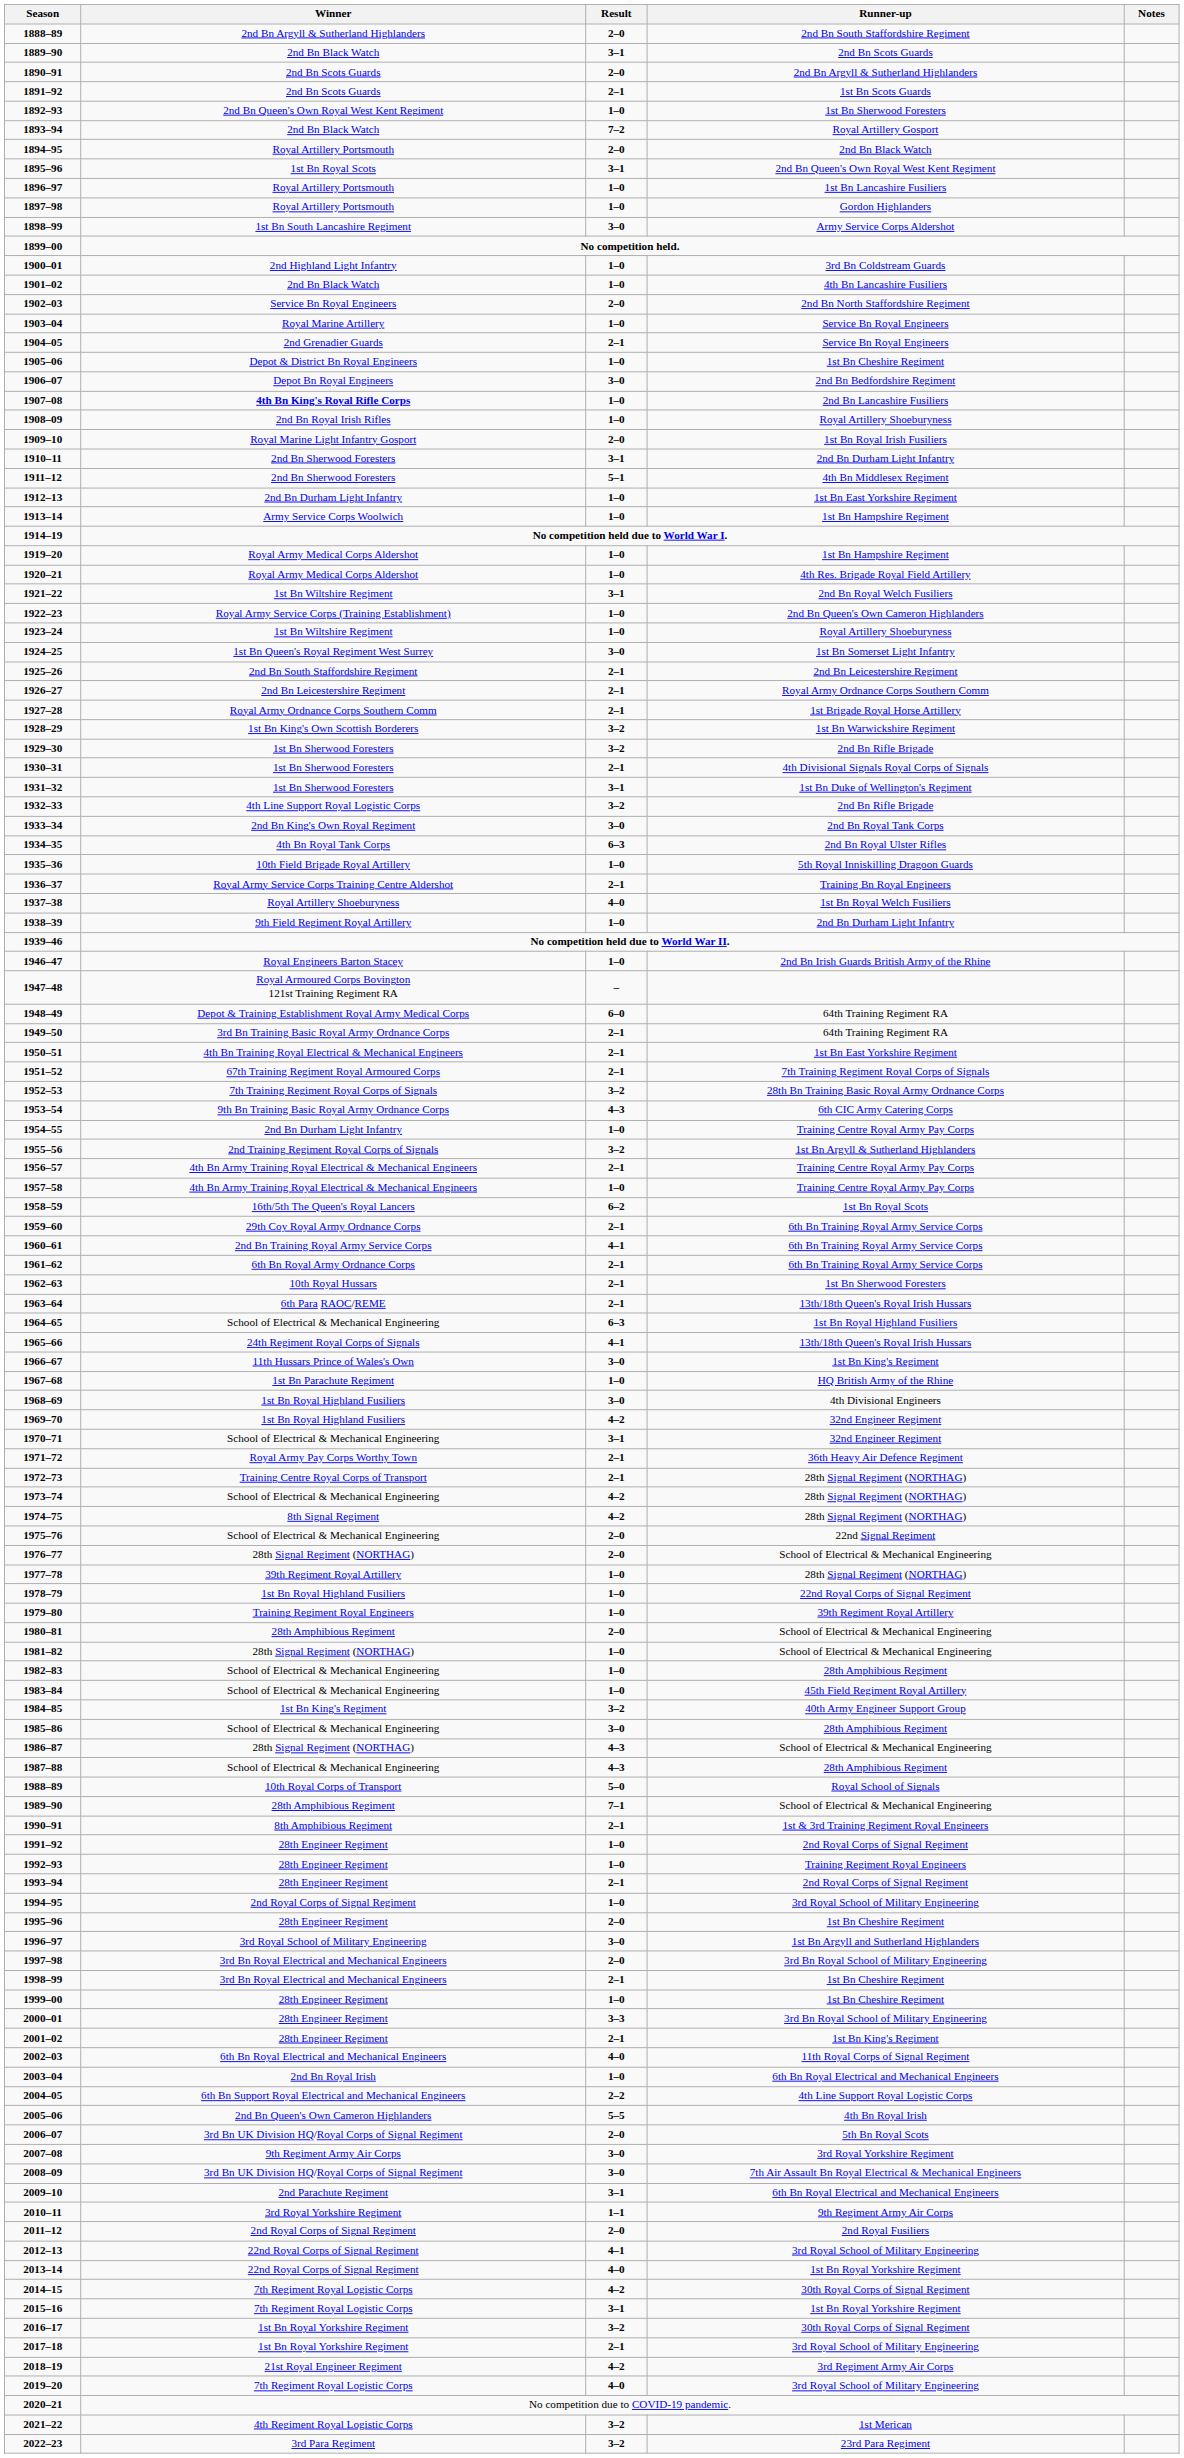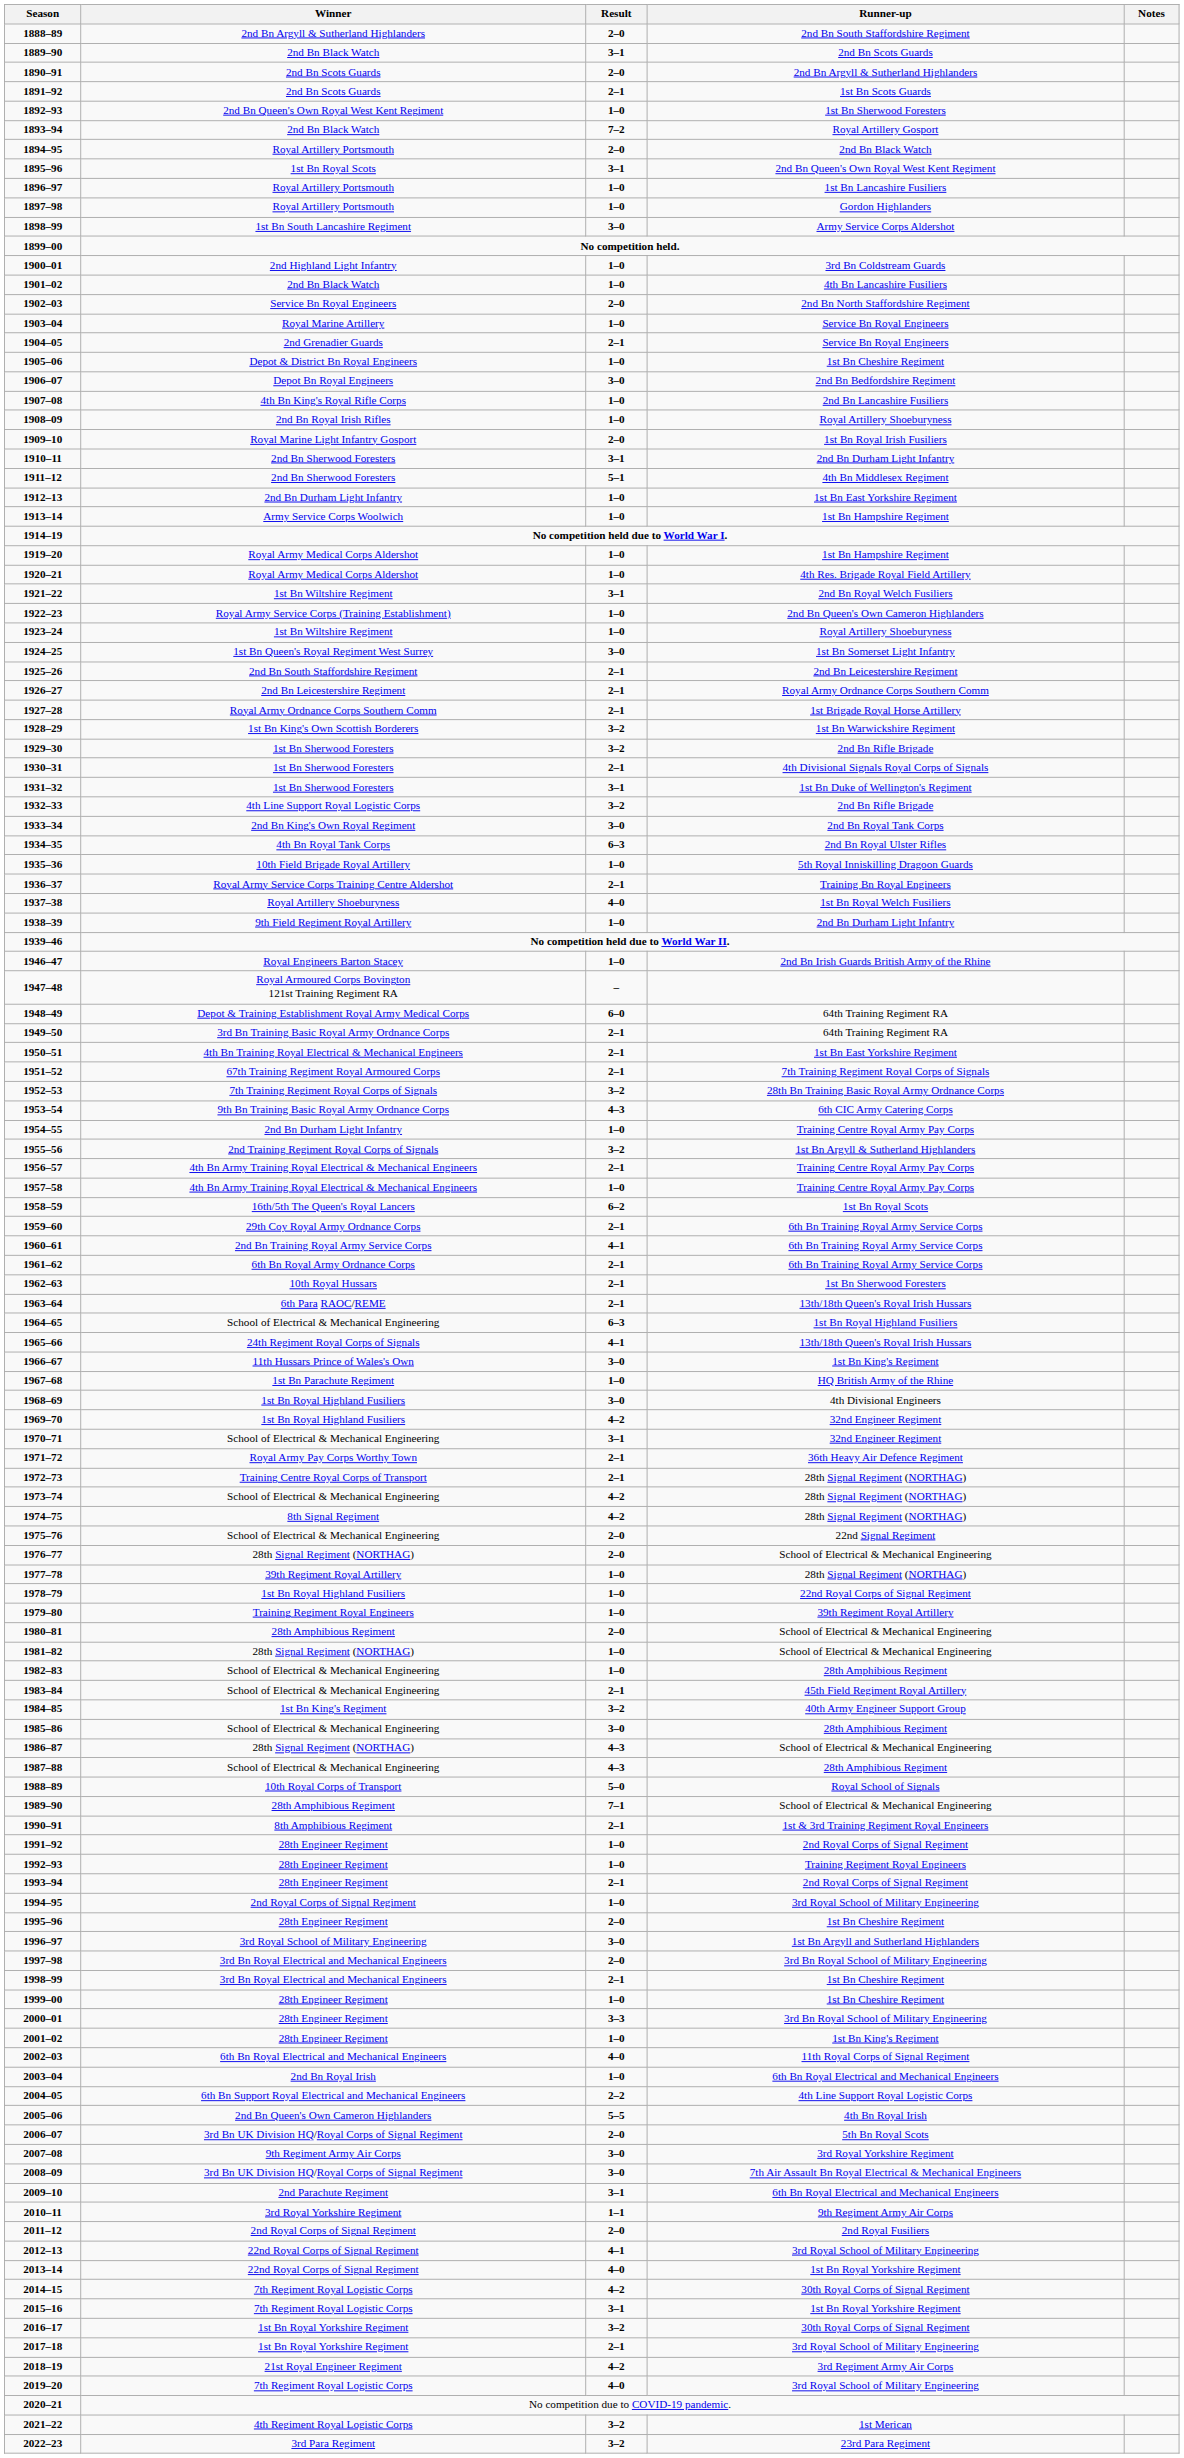(333, 400) bold -> (333, 400) normal
(616, 1690) 1–0 -> (616, 1690) 2–1
(616, 2038) 2–1 -> (616, 2038) 1–0
